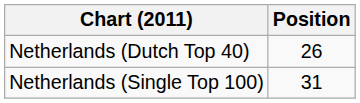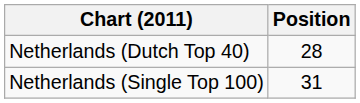(312, 51) 26 -> (312, 51) 28
